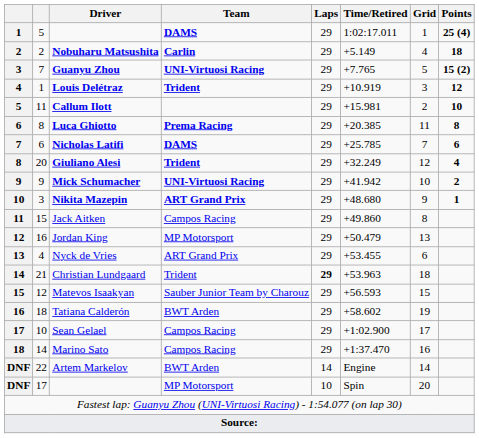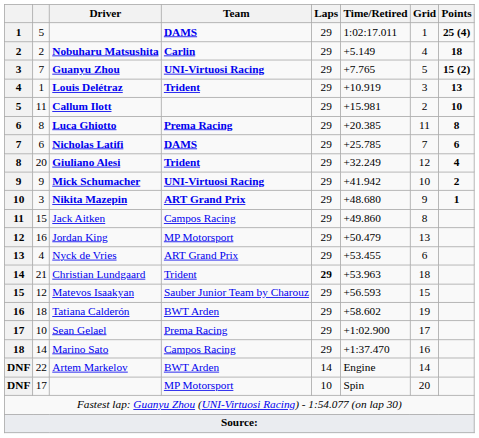(457, 87) 12 -> (457, 87) 13
(200, 329) Campos Racing -> (196, 329) Prema Racing
